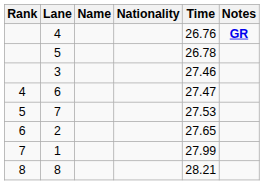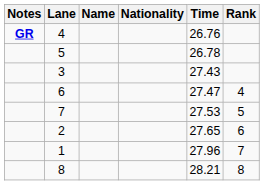columns swapped: (22, 14) <-> (239, 14)
(201, 72) 27.46 -> (205, 72) 27.43
(201, 151) 27.99 -> (205, 151) 27.96
